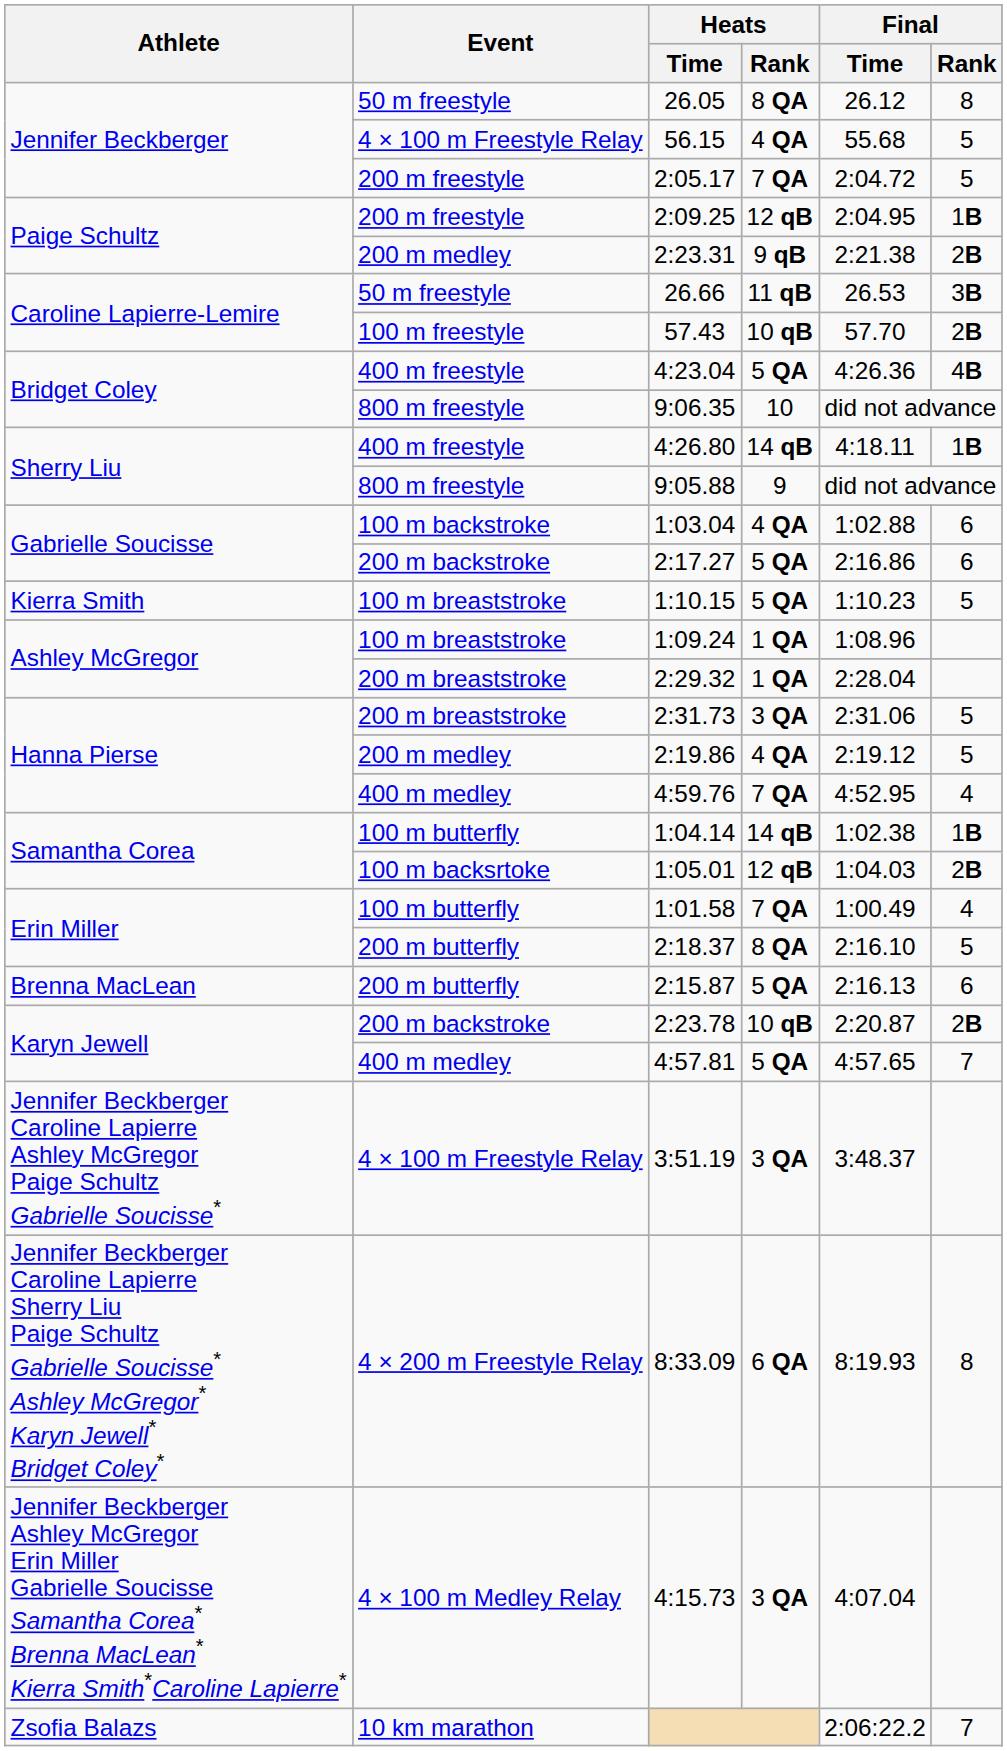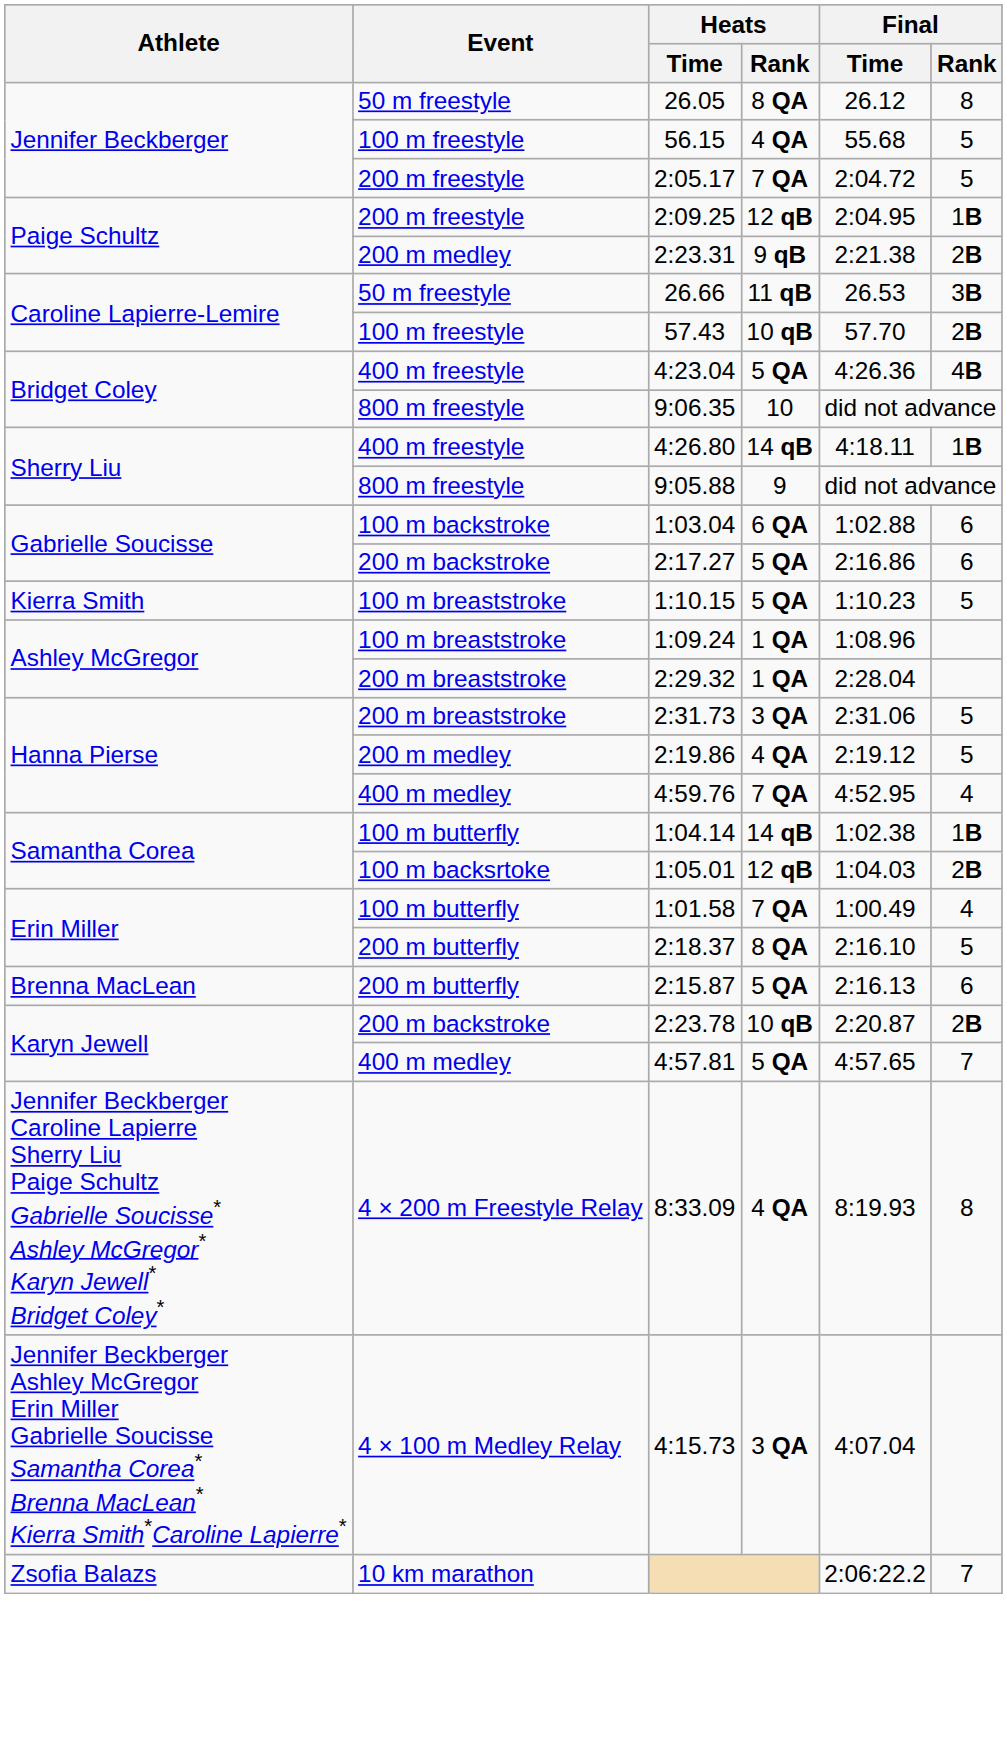(500, 140) 4 × 100 m Freestyle Relay -> (441, 140) 100 m freestyle
(780, 524) 4 QA -> (780, 524) 6 QA
- row: (695, 1158)
(780, 1361) 6 QA -> (780, 1208) 4 QA
